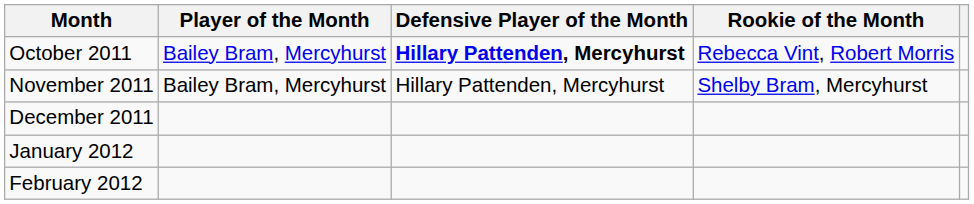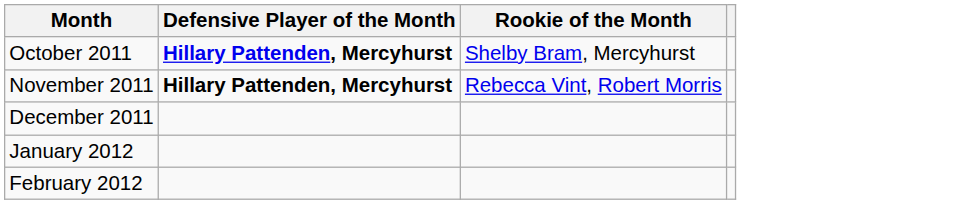- column: (275, 20)
(826, 53) Rebecca Vint, Robert Morris -> (580, 53) Shelby Bram, Mercyhurst
(530, 85) normal -> (308, 85) bold
(812, 85) Shelby Bram, Mercyhurst -> (593, 85) Rebecca Vint, Robert Morris
